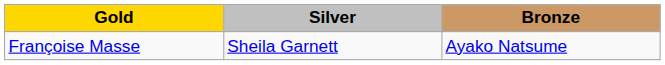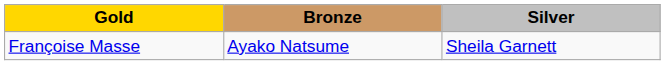columns swapped: (332, 18) <-> (551, 18)
